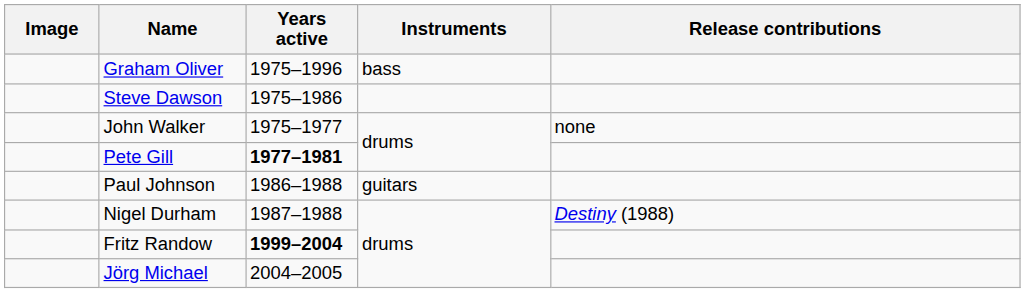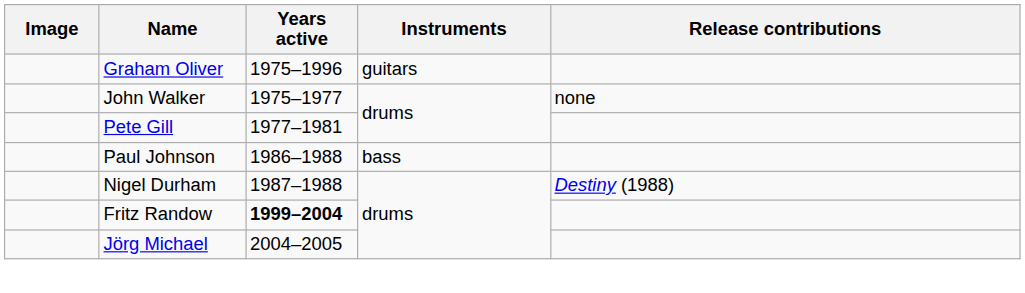(381, 68) bass -> (390, 68) guitars
- row: (163, 98)
(296, 156) bold -> (296, 127) normal
(390, 185) guitars -> (381, 156) bass
